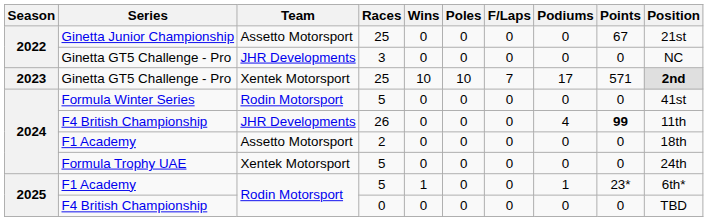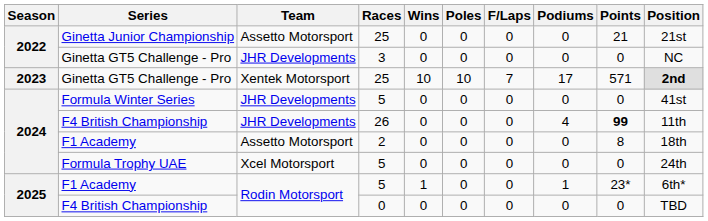(620, 37) 67 -> (620, 37) 21
(292, 100) Rodin Motorsport -> (298, 100) JHR Developments
(620, 142) 0 -> (620, 142) 8
(295, 164) Xentek Motorsport -> (287, 164) Xcel Motorsport
